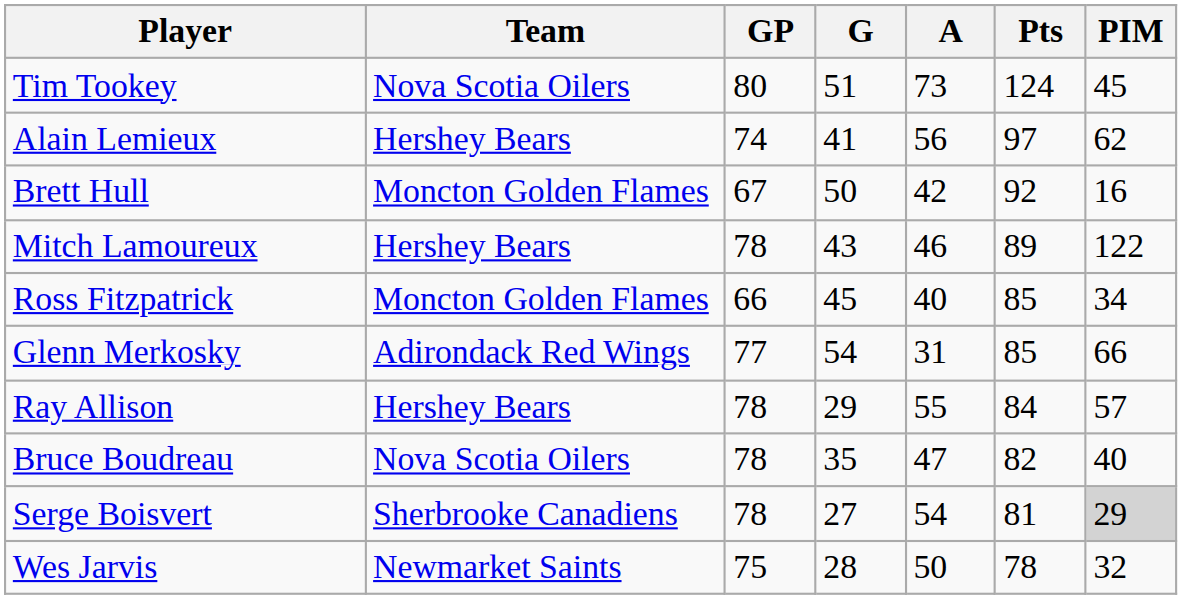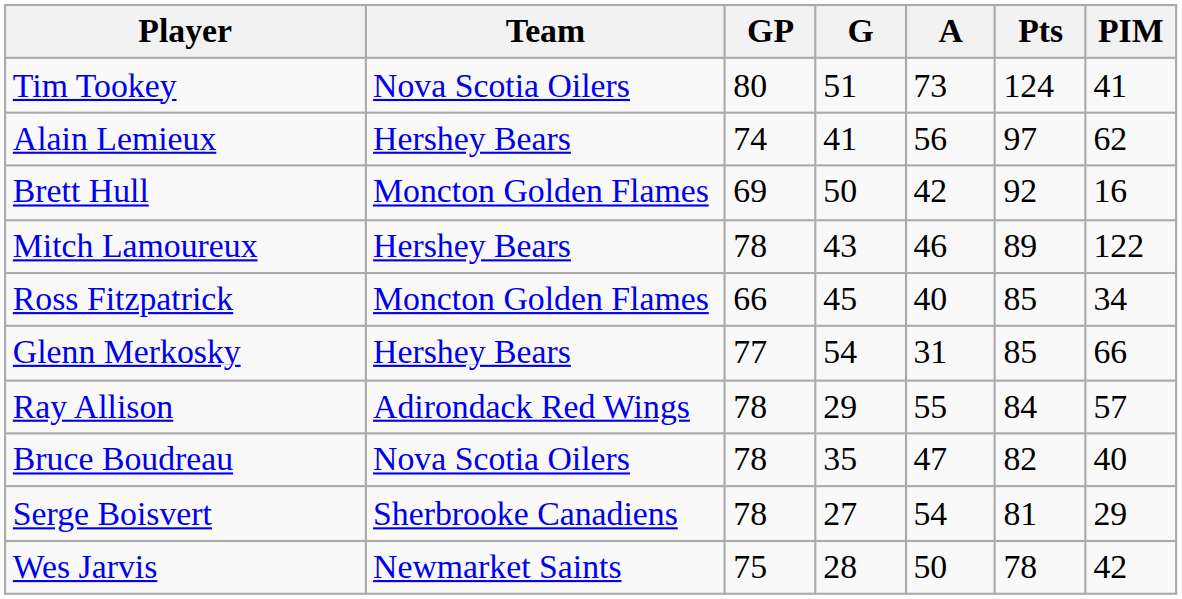(1110, 84) 45 -> (1110, 84) 41
(750, 191) 67 -> (750, 191) 69
(531, 352) Adirondack Red Wings -> (472, 352) Hershey Bears
(472, 406) Hershey Bears -> (531, 406) Adirondack Red Wings
(1110, 513) lightgrey background -> (1110, 513) no background
(1110, 566) 32 -> (1110, 566) 42
